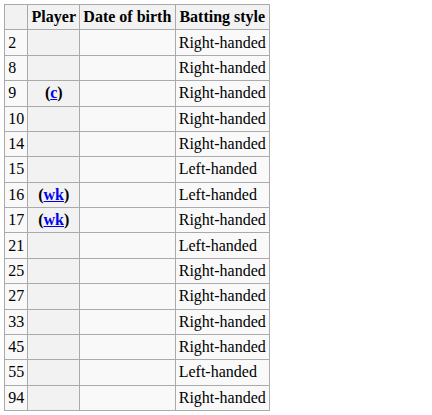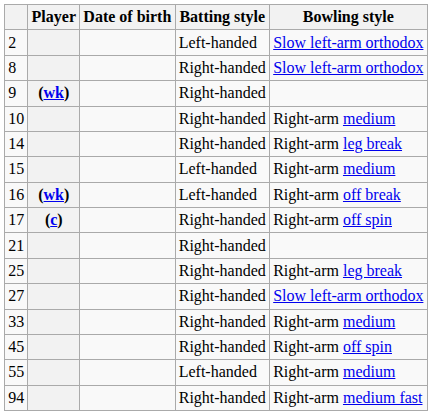+ column: (348, 17)
(222, 42) Right-handed -> (218, 42) Left-handed
(54, 93) (c) -> (54, 93) (wk)
(54, 220) (wk) -> (54, 220) (c)
(218, 245) Left-handed -> (222, 245) Right-handed
